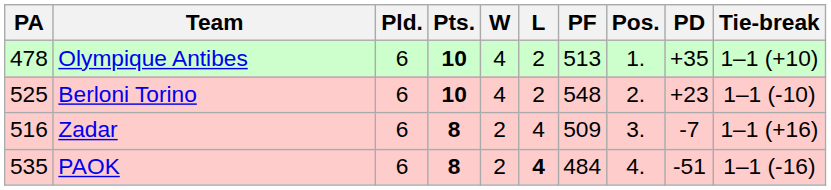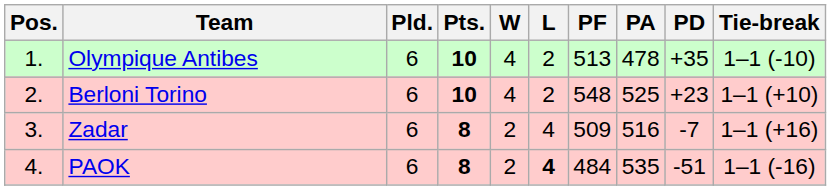columns swapped: (636, 22) <-> (29, 22)
(769, 58) 1–1 (+10) -> (769, 58) 1–1 (-10)
(769, 94) 1–1 (-10) -> (769, 94) 1–1 (+10)
